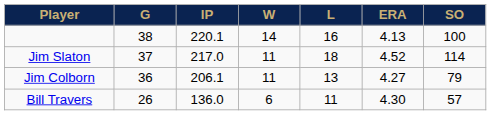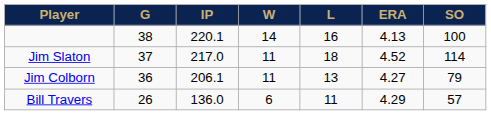(393, 99) 4.30 -> (393, 99) 4.29
